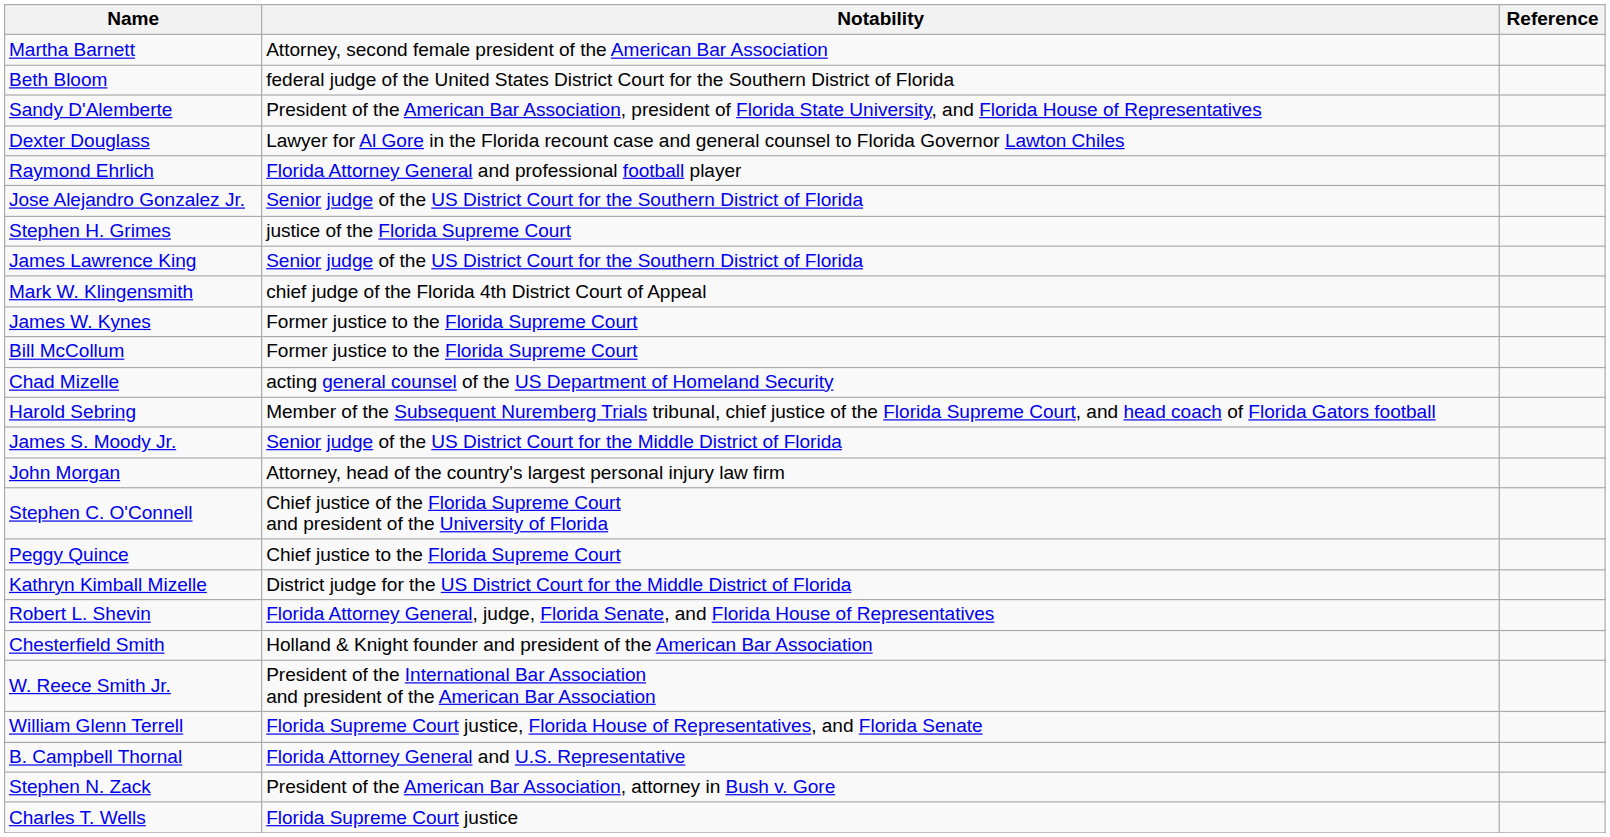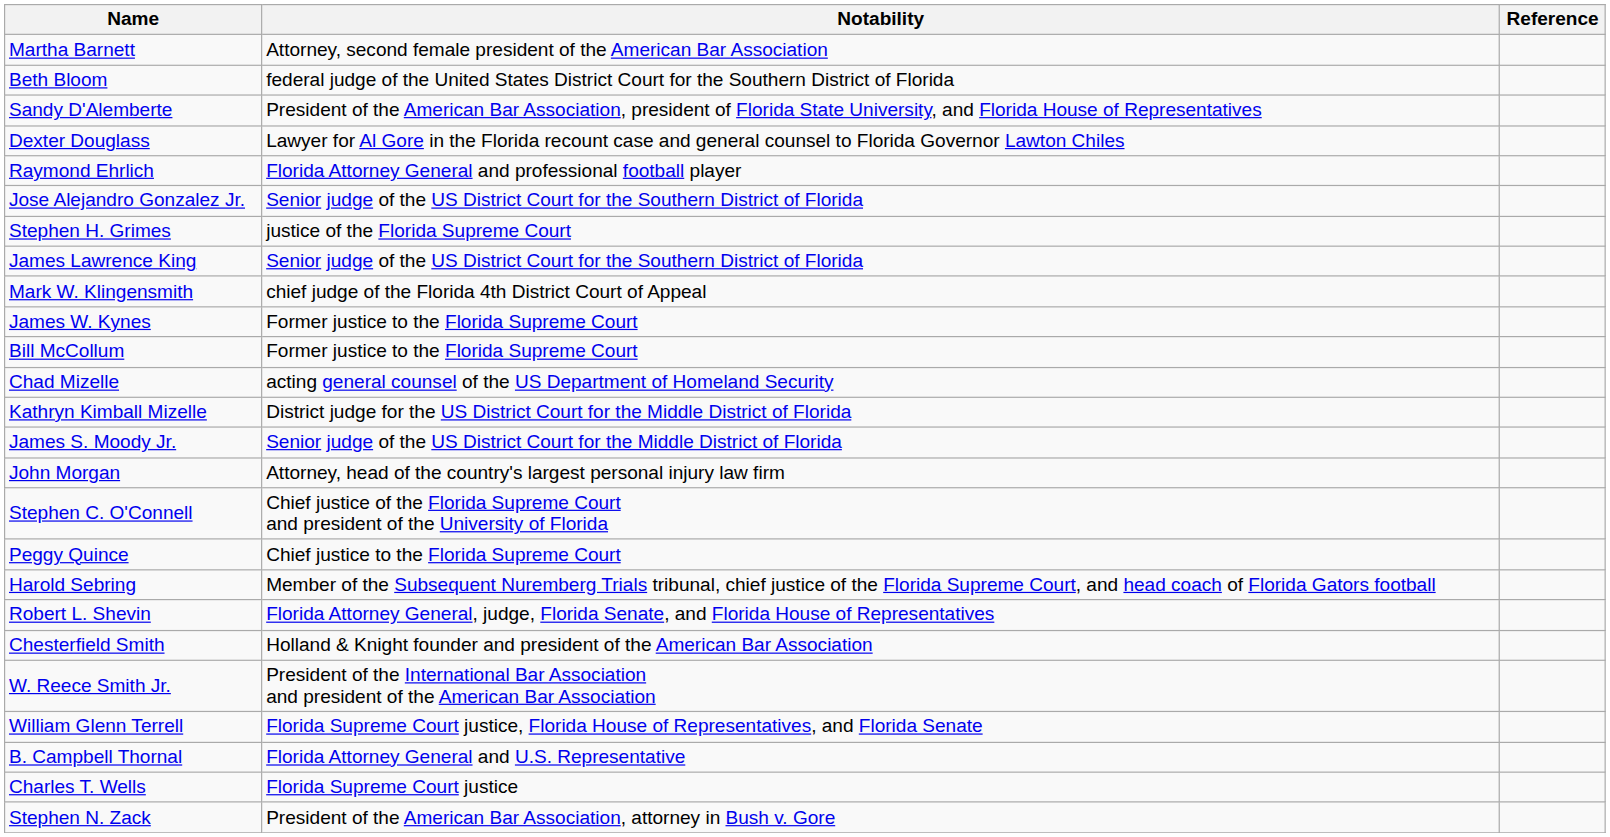rows swapped: (108, 584) <-> (72, 412)
rows swapped: (77, 817) <-> (80, 787)
